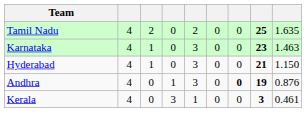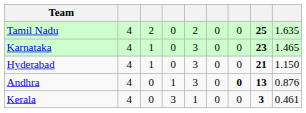(287, 47) 1.463 -> (287, 47) 1.465
(261, 82) 19 -> (261, 82) 13
